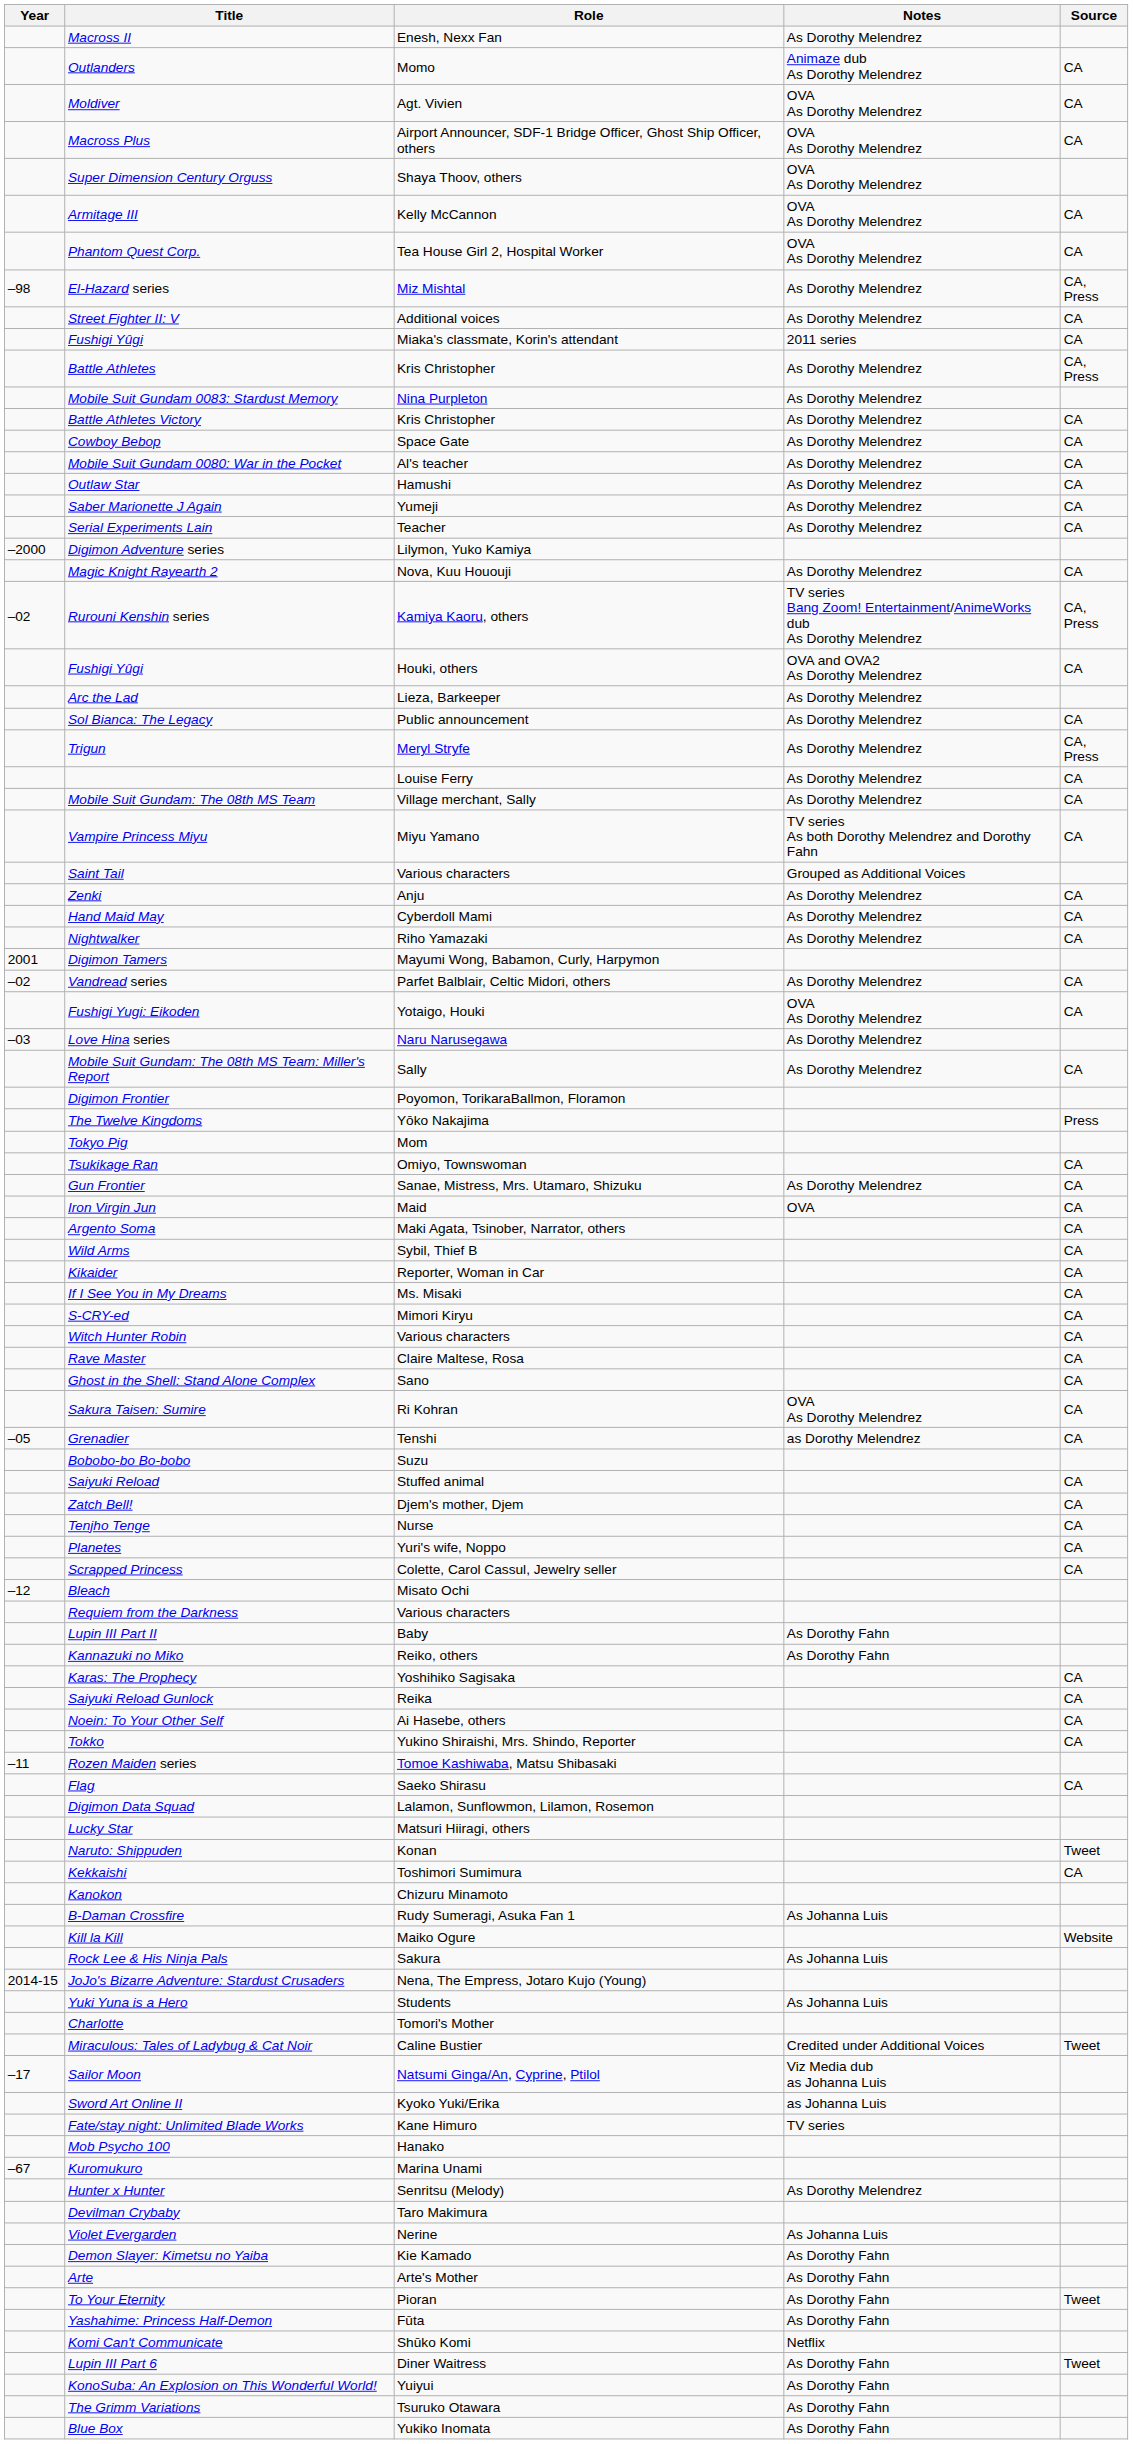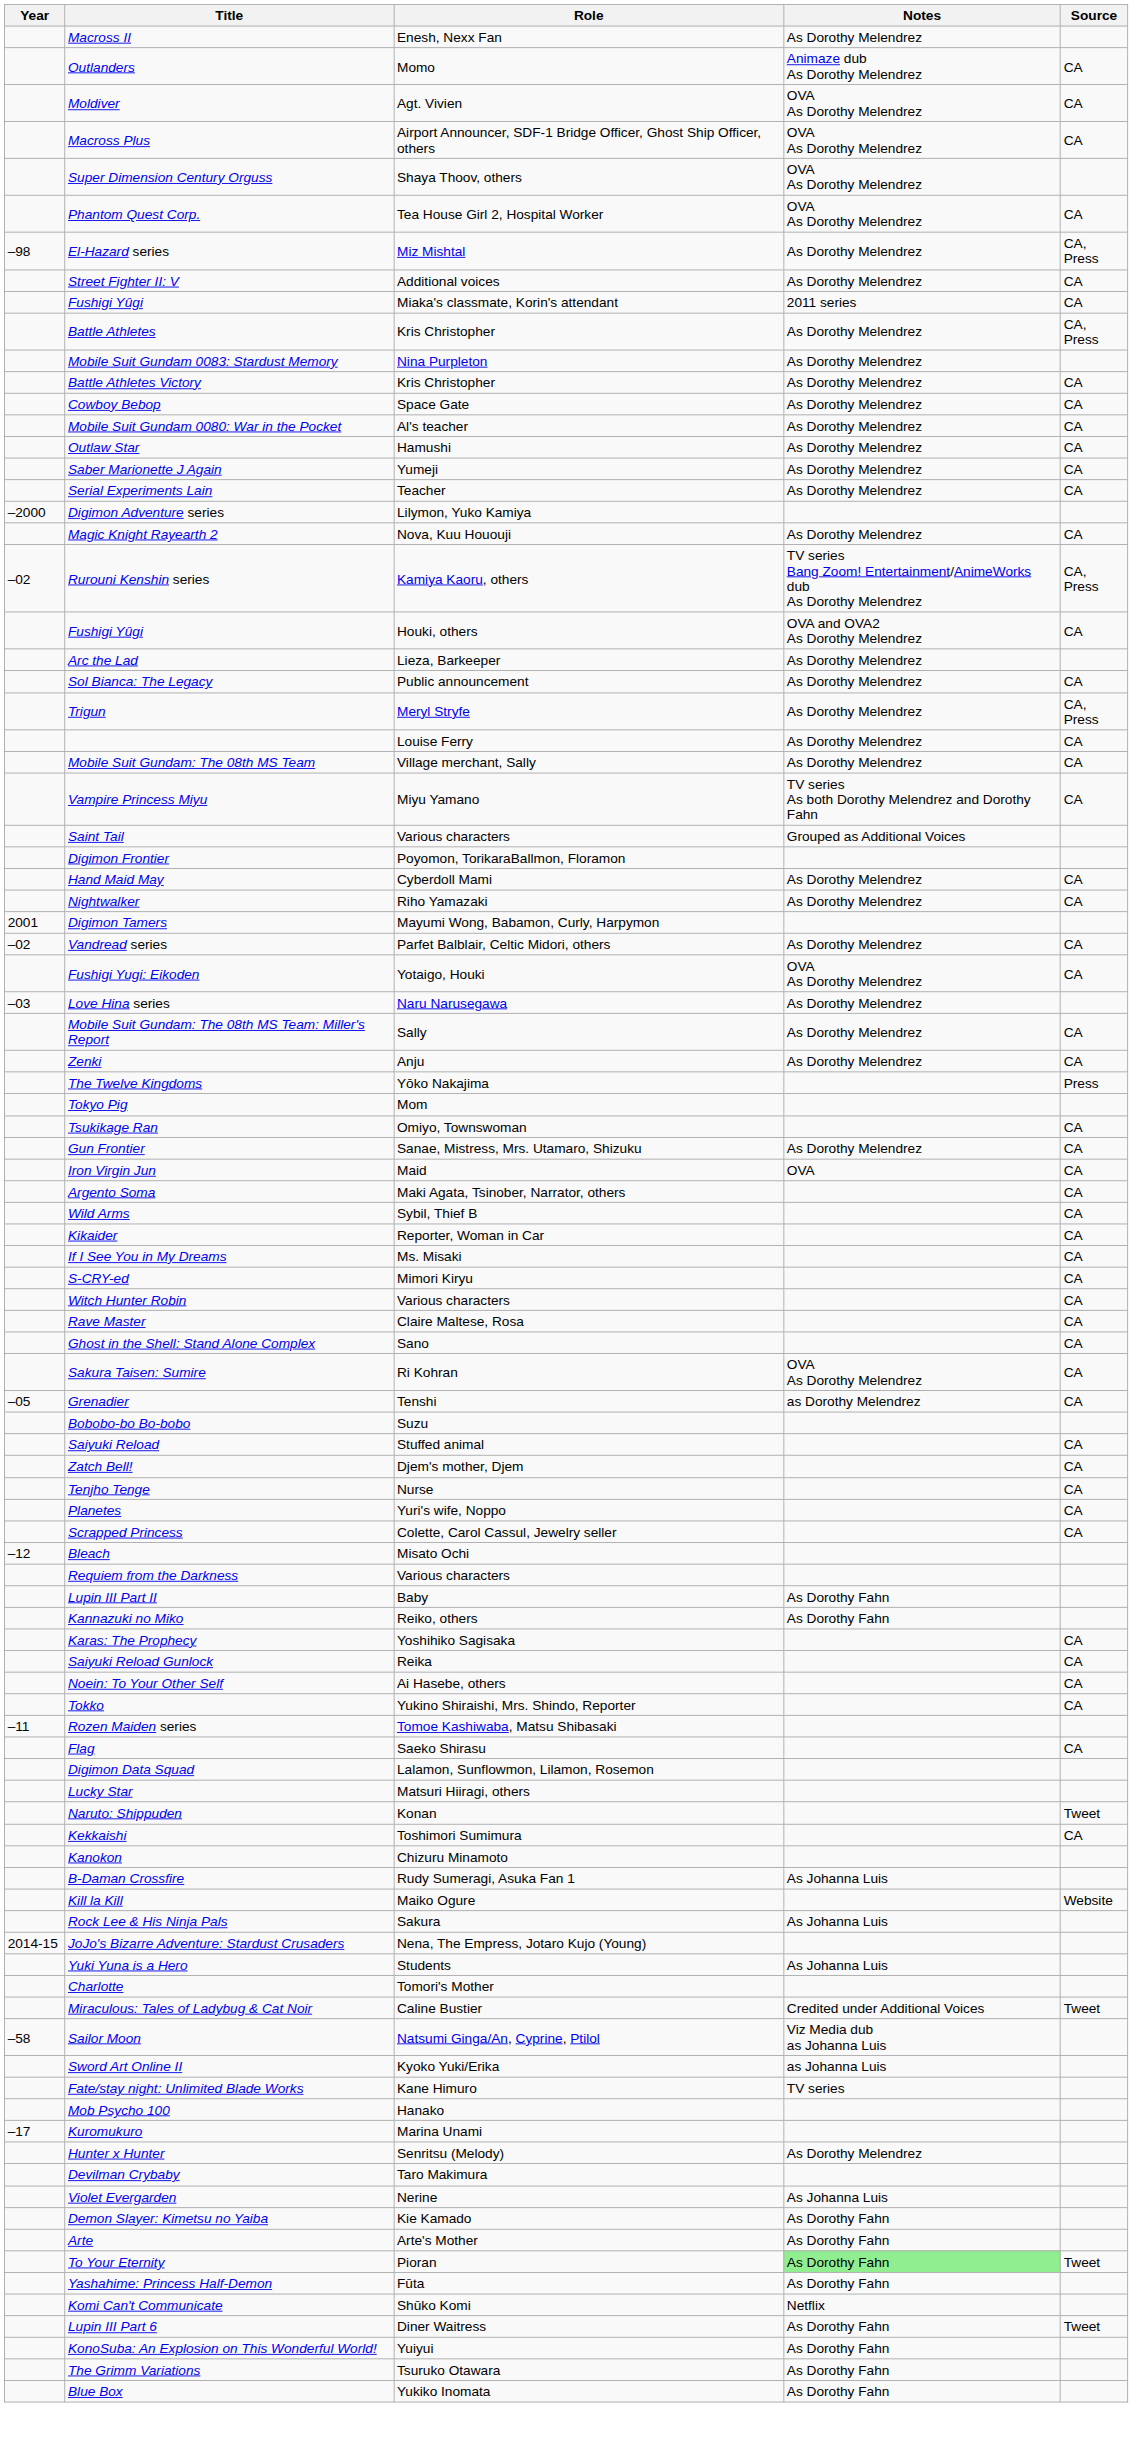- row: (103, 214)
rows swapped: (85, 895) <-> (119, 1099)
(19, 2074) –17 -> (19, 2037) –58
(19, 2169) –67 -> (19, 2132) –17
(838, 2299) no background -> (838, 2262) lightgreen background
